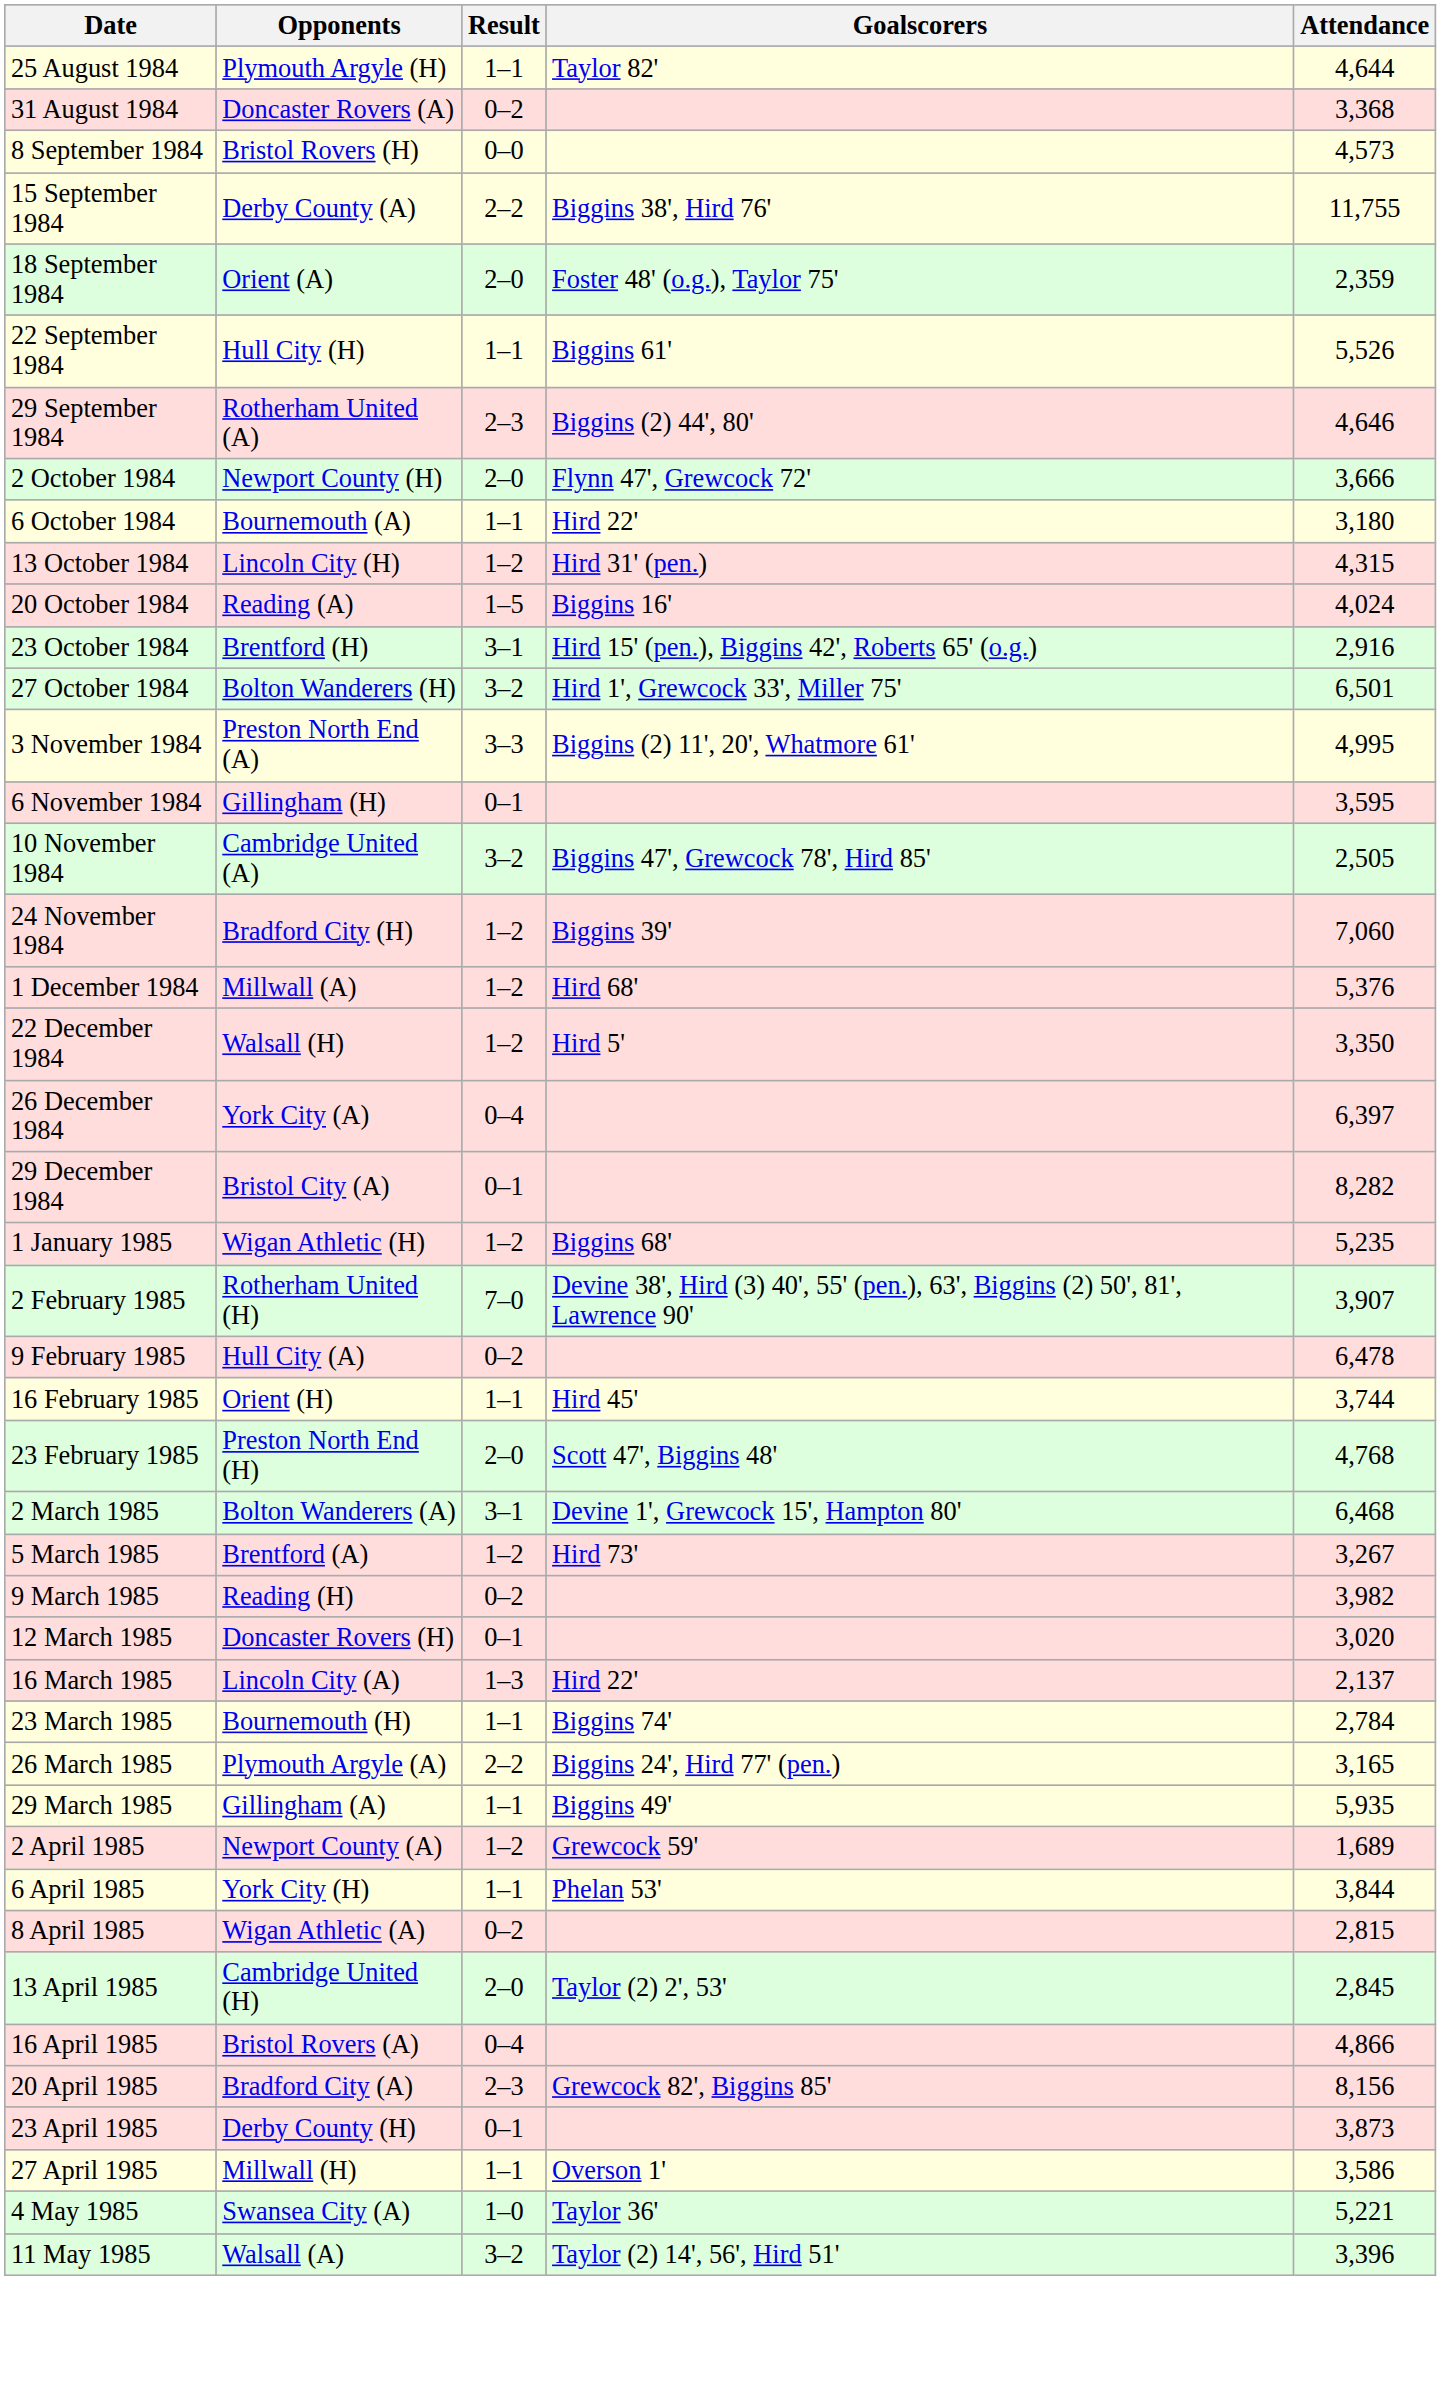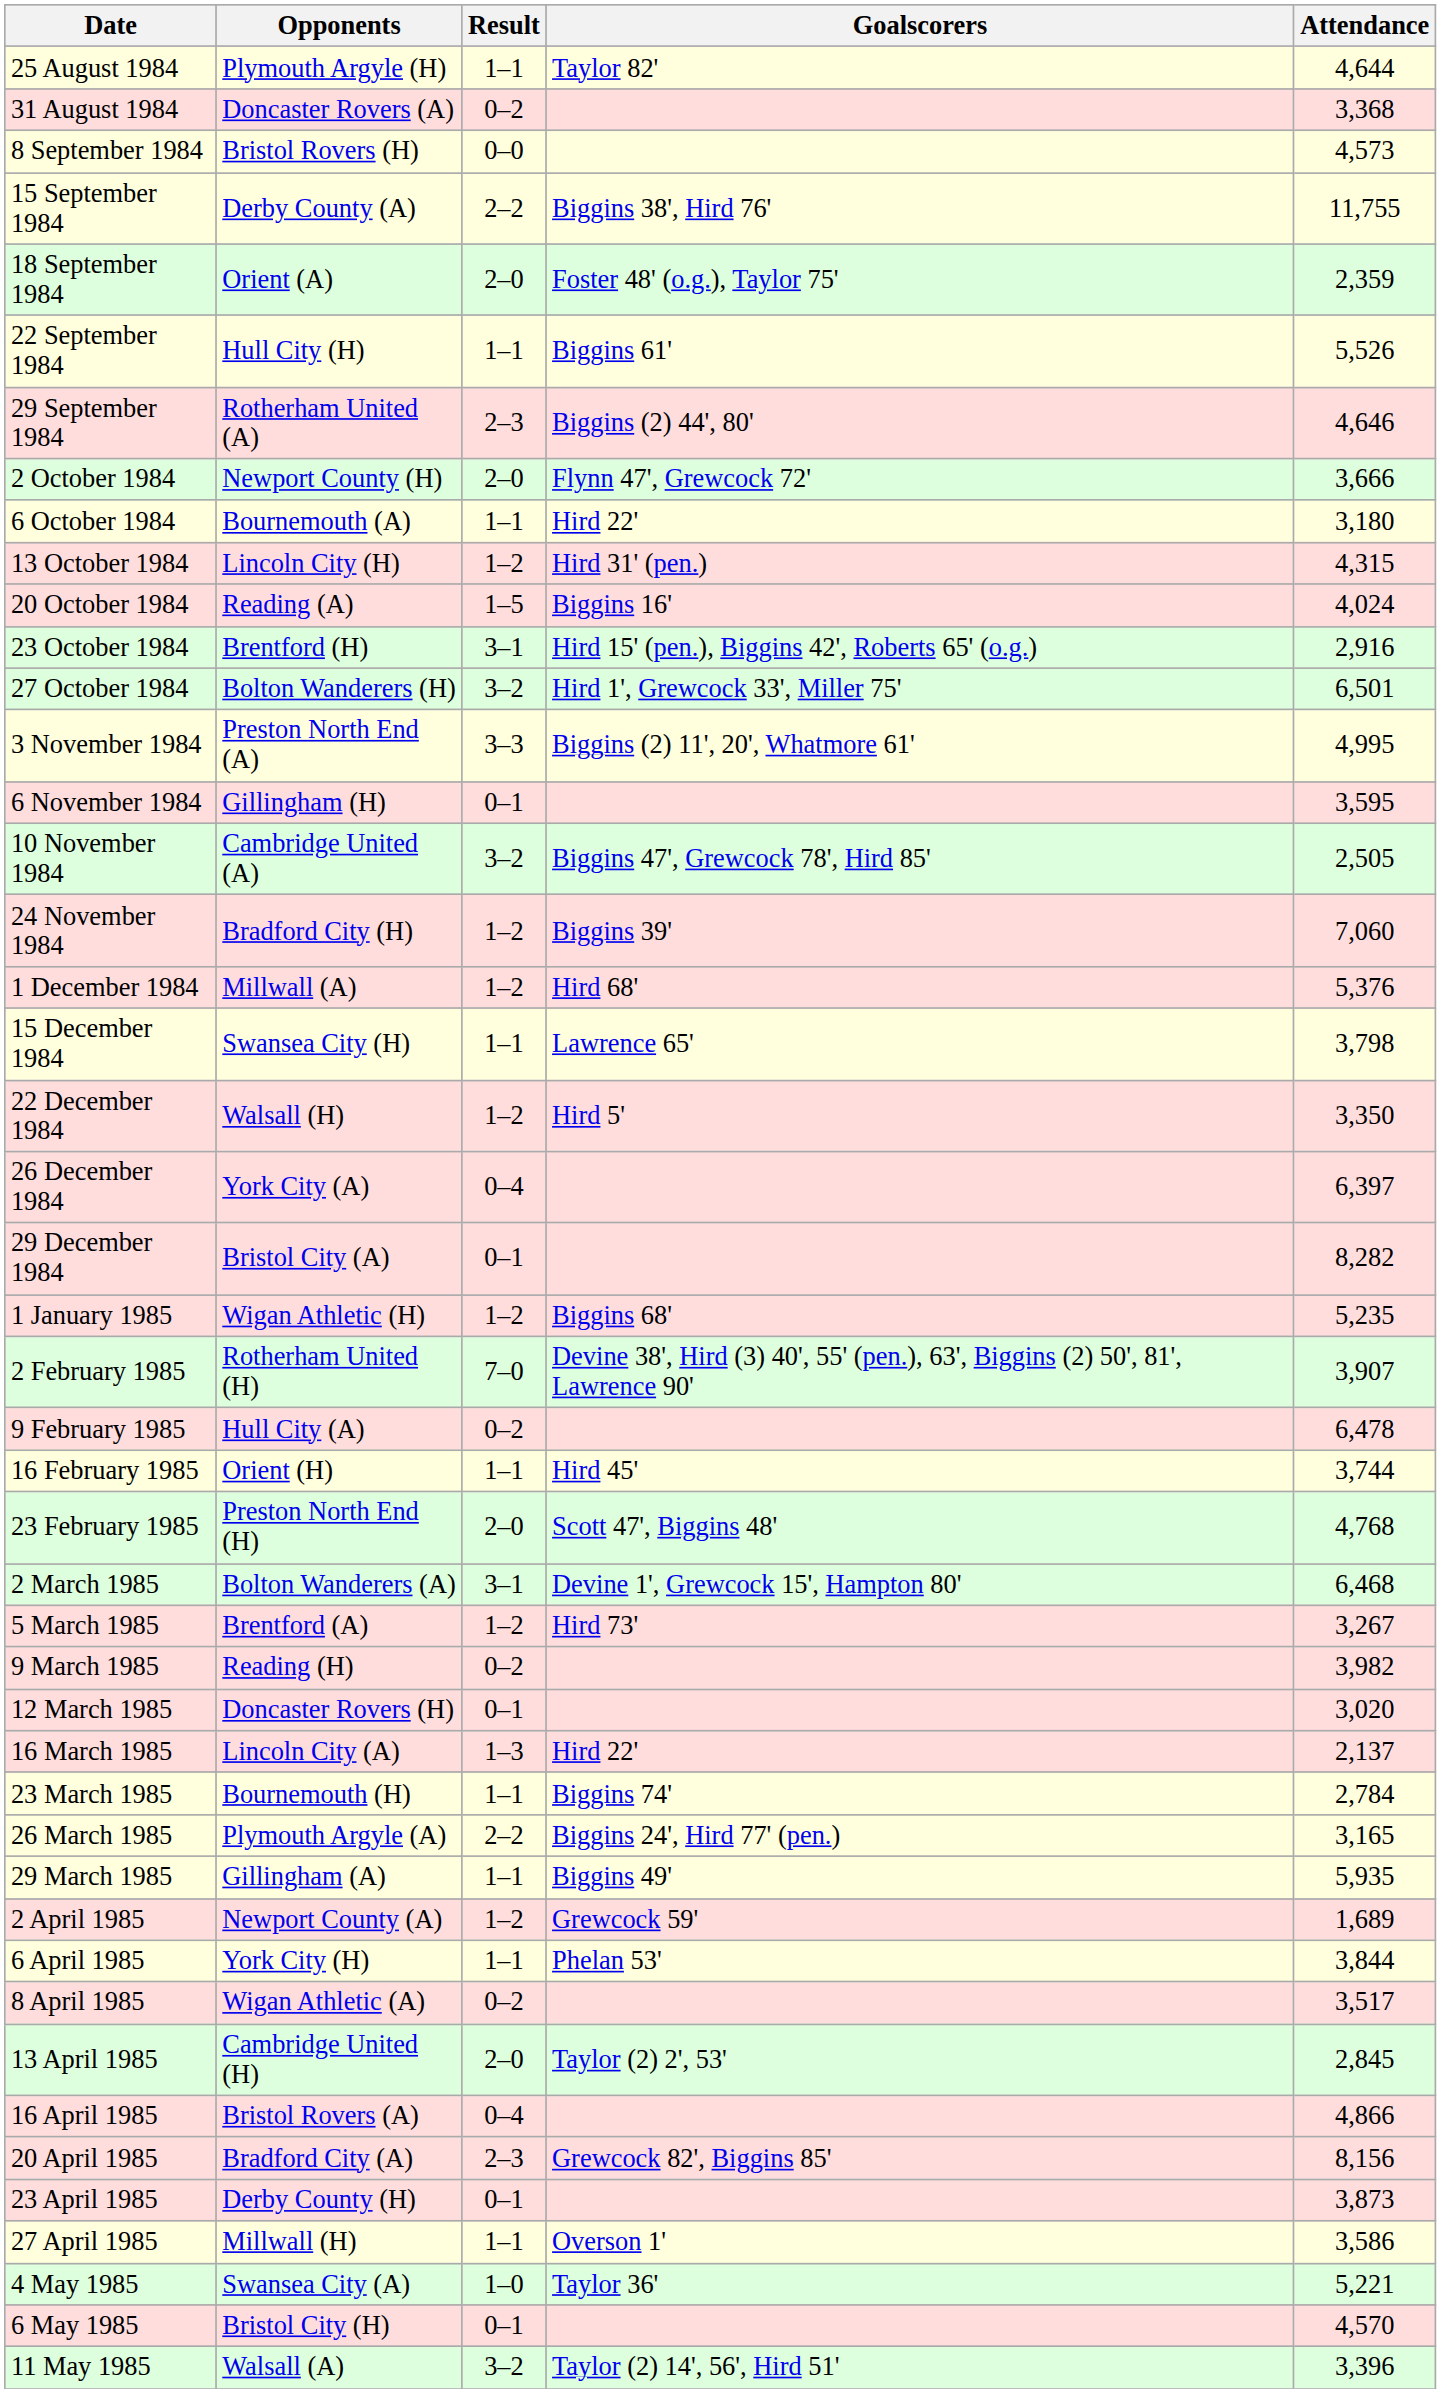+ row: (82, 1043)
(1365, 1930) 2,815 -> (1365, 2002) 3,517
+ row: (75, 2325)
